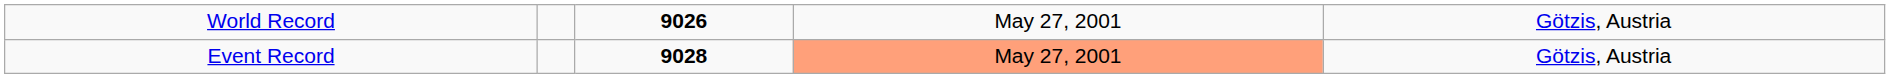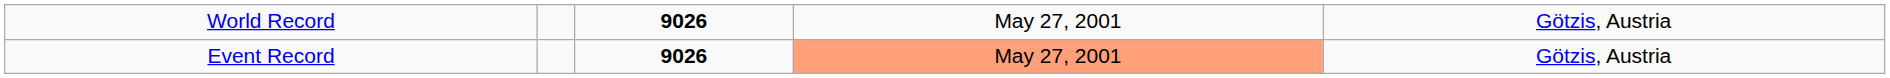(684, 56) 9028 -> (684, 56) 9026
